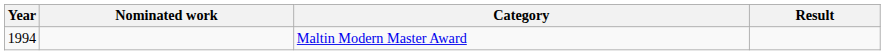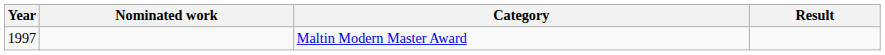(22, 38) 1994 -> (22, 38) 1997
